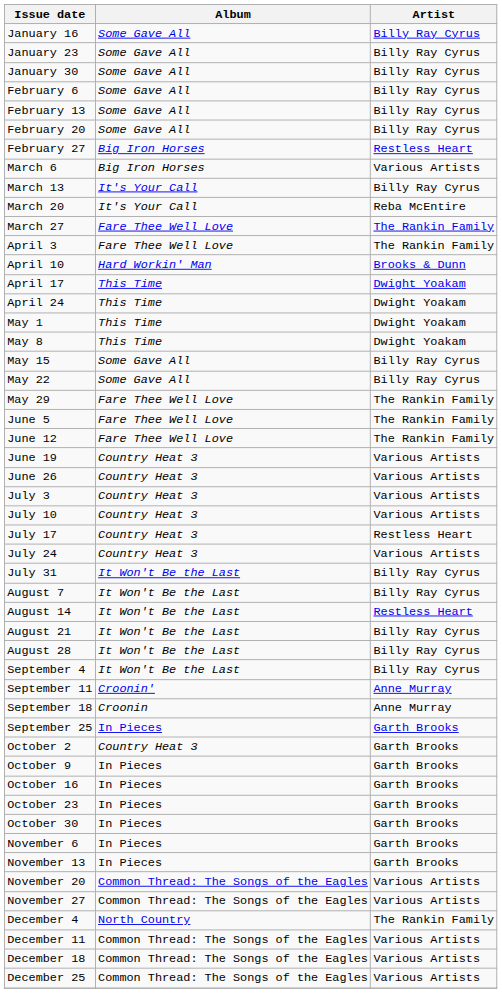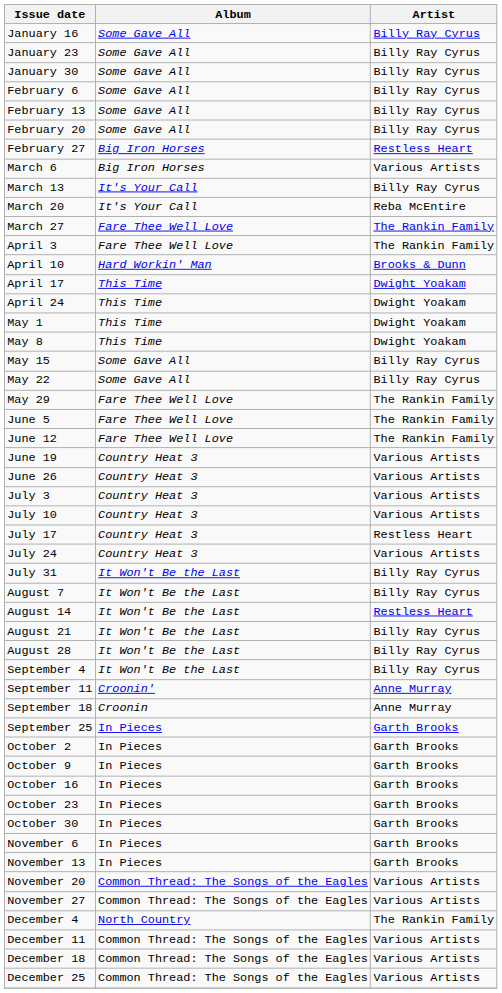(148, 747) Country Heat 3 -> (130, 747) In Pieces
